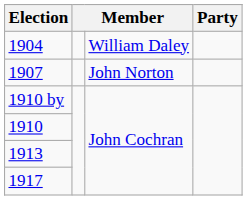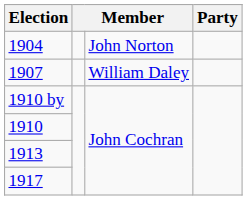(139, 45) William Daley -> (131, 45) John Norton
(131, 72) John Norton -> (139, 72) William Daley
